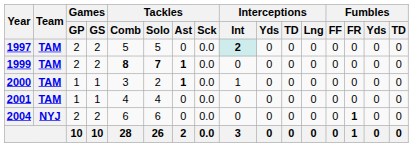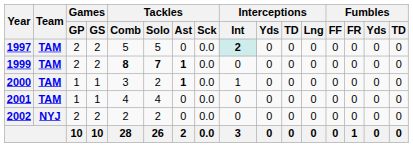+ row: (19, 116)
- row: (19, 116)
